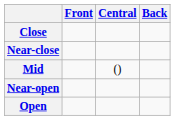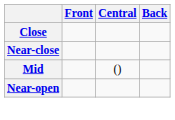- row: (33, 106)
